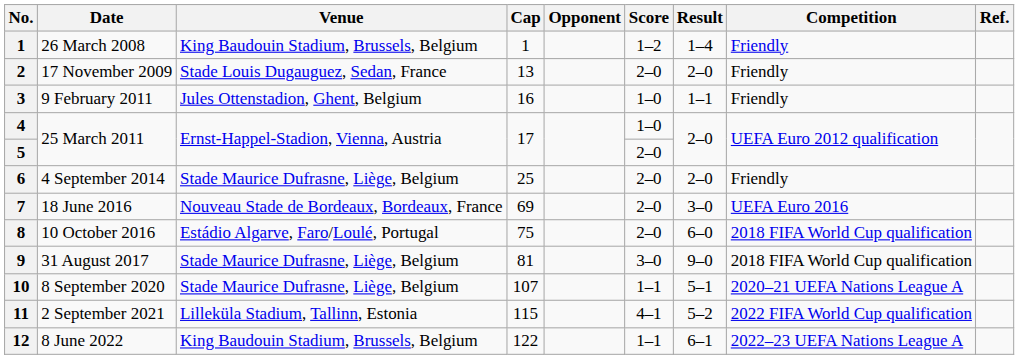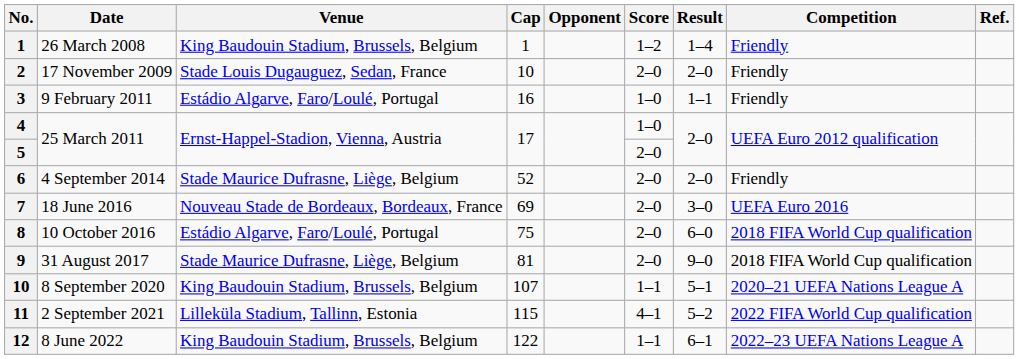(525, 71) 13 -> (525, 71) 10
(301, 98) Jules Ottenstadion, Ghent, Belgium -> (309, 98) Estádio Algarve, Faro/Loulé, Portugal
(525, 179) 25 -> (525, 179) 52
(649, 260) 3–0 -> (649, 260) 2–0
(319, 286) Stade Maurice Dufrasne, Liège, Belgium -> (329, 286) King Baudouin Stadium, Brussels, Belgium
